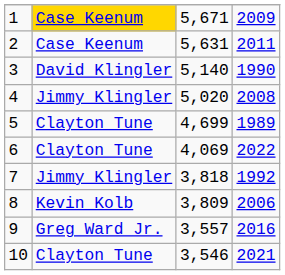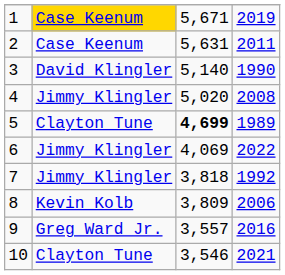(256, 18) 2009 -> (256, 18) 2019
(204, 124) normal -> (204, 124) bold
(94, 150) Clayton Tune -> (104, 150) Jimmy Klingler
